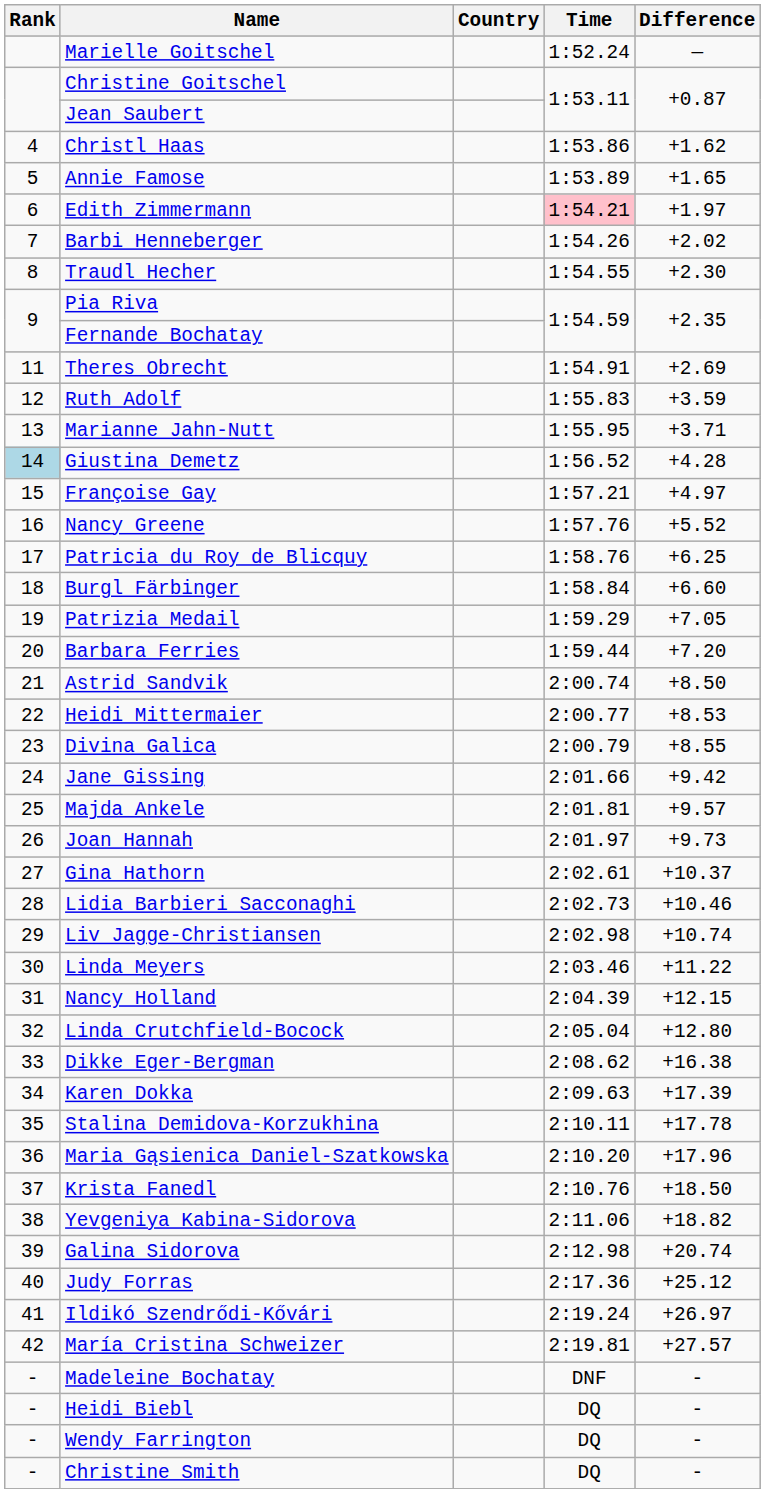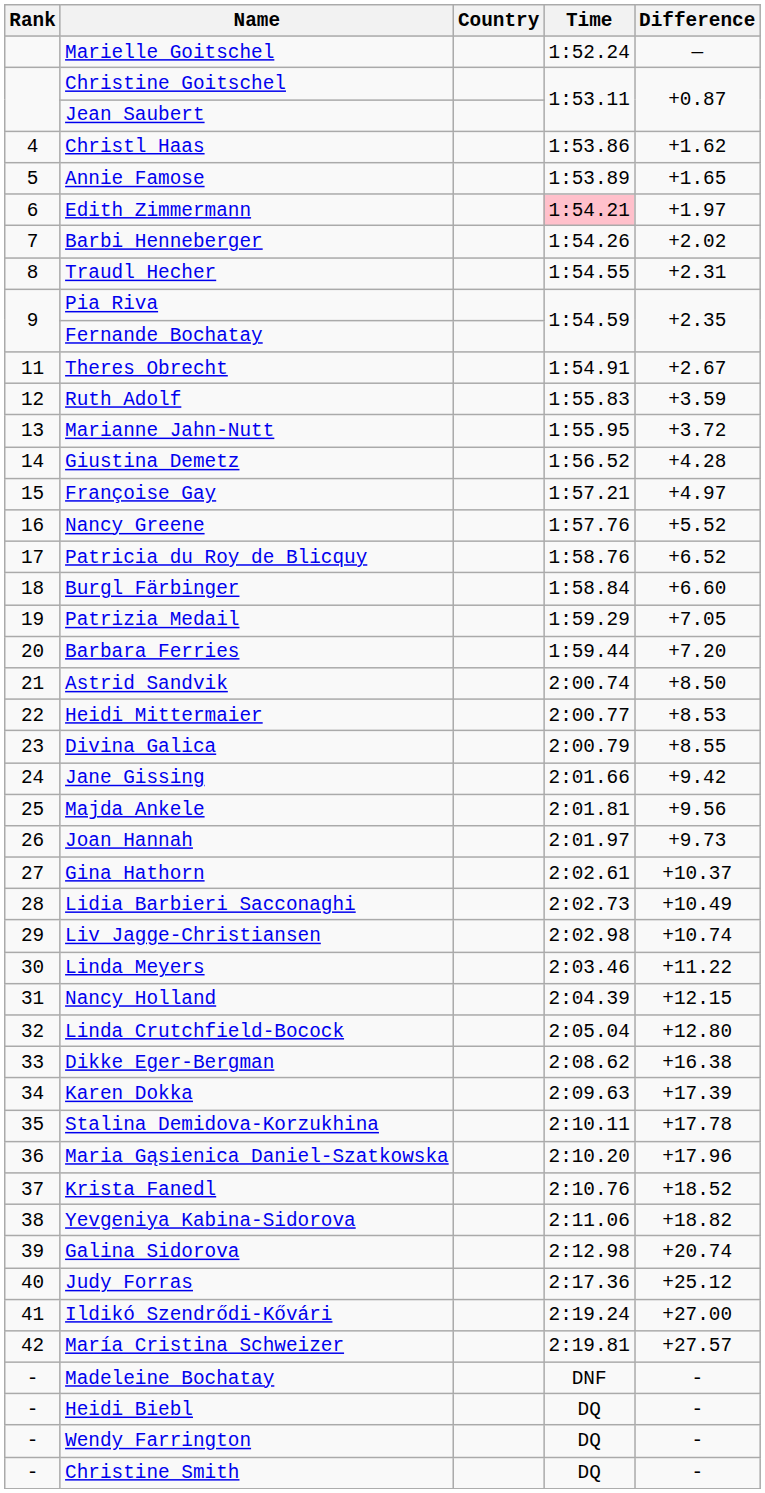(697, 273) +2.30 -> (697, 273) +2.31
(697, 368) +2.69 -> (697, 368) +2.67
(697, 431) +3.71 -> (697, 431) +3.72
(33, 463) lightblue background -> (33, 463) no background
(697, 557) +6.25 -> (697, 557) +6.52
(697, 810) +9.57 -> (697, 810) +9.56
(697, 904) +10.46 -> (697, 904) +10.49
(697, 1189) +18.50 -> (697, 1189) +18.52
(697, 1315) +26.97 -> (697, 1315) +27.00
